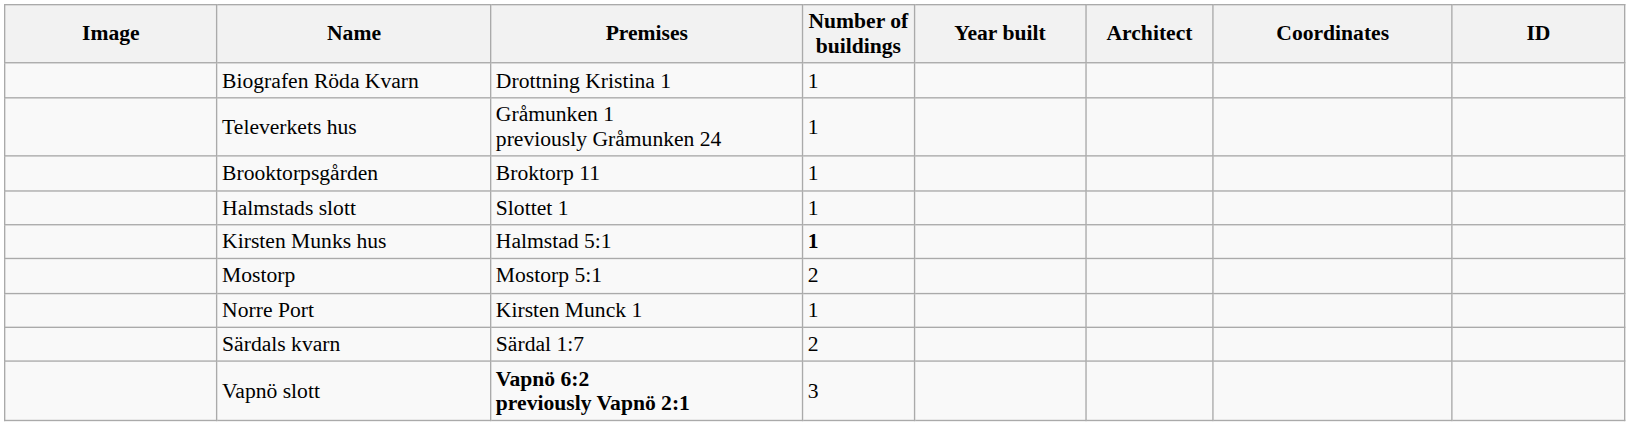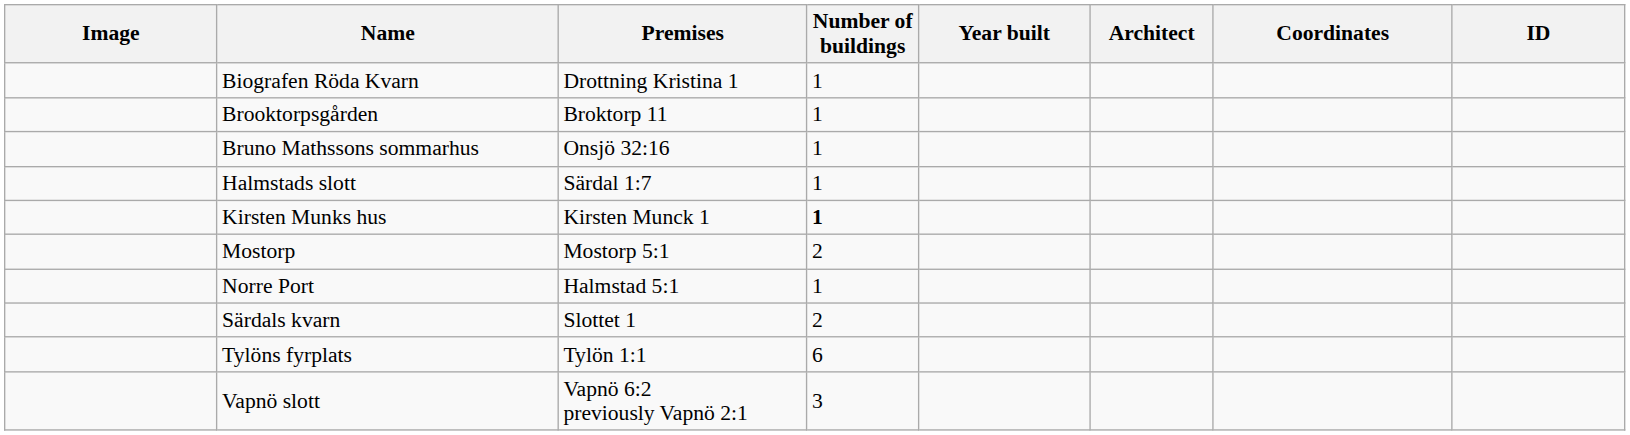- row: (289, 126)
+ row: (351, 148)
(532, 207) Slottet 1 -> (608, 182) Särdal 1:7
(554, 241) Halmstad 5:1 -> (637, 217) Kirsten Munck 1
(569, 310) Kirsten Munck 1 -> (621, 285) Halmstad 5:1
(540, 344) Särdal 1:7 -> (600, 319) Slottet 1
+ row: (287, 354)
(593, 390) bold -> (656, 400) normal
